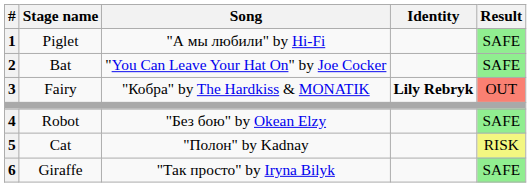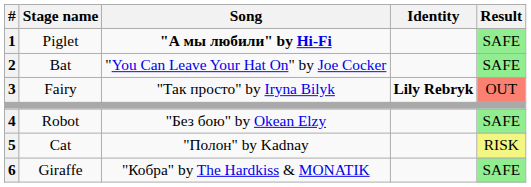(246, 41) normal -> (246, 41) bold
(246, 89) "Кобра" by The Hardkiss & MONATIK -> (246, 89) "Так просто" by Iryna Bilyk
(246, 169) "Так просто" by Iryna Bilyk -> (246, 169) "Кобра" by The Hardkiss & MONATIK
